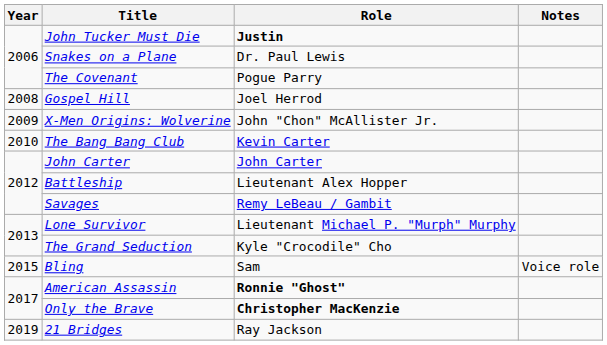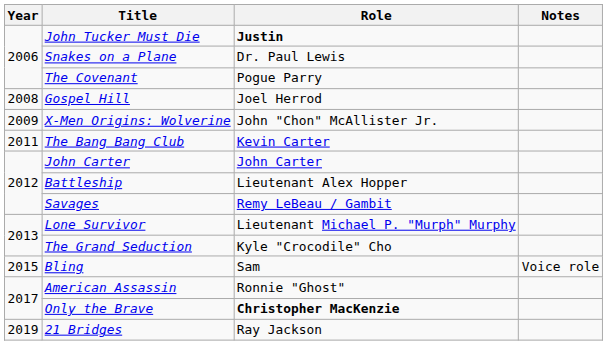(23, 141) 2010 -> (23, 141) 2011
(291, 288) bold -> (291, 288) normal
